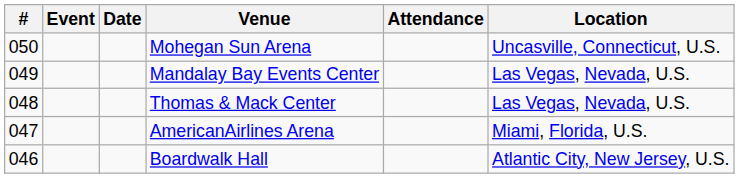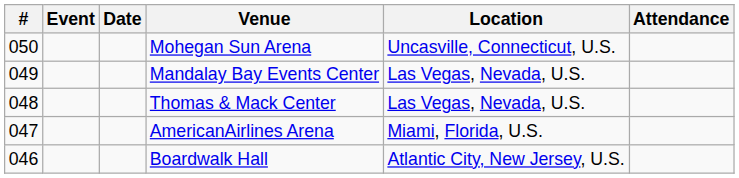columns swapped: (611, 19) <-> (436, 19)
